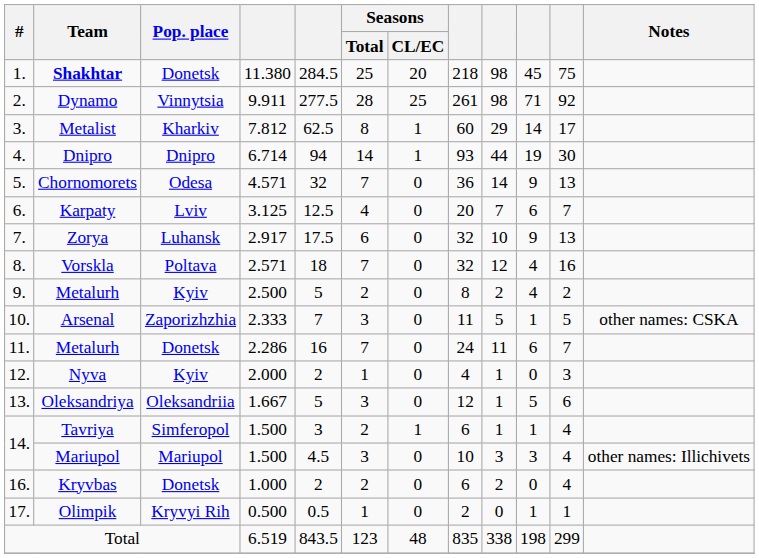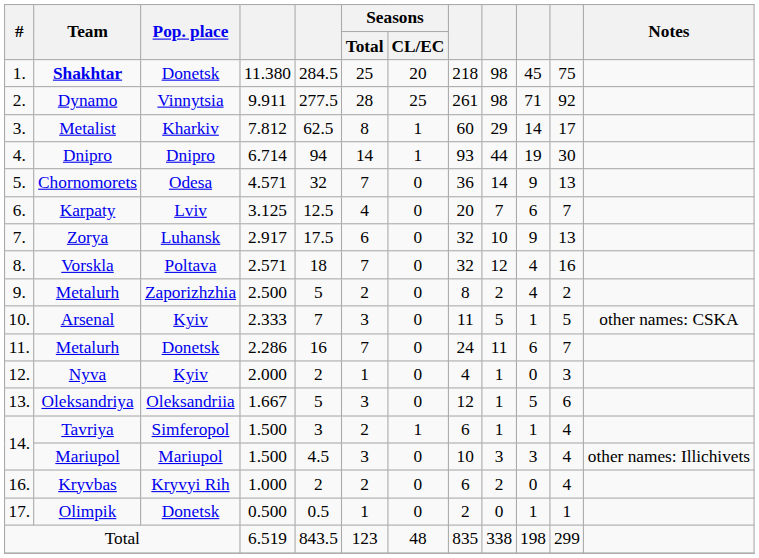(191, 292) Kyiv -> (191, 292) Zaporizhzhia
(191, 319) Zaporizhzhia -> (191, 319) Kyiv
(190, 484) Donetsk -> (190, 484) Kryvyi Rih
(190, 511) Kryvyi Rih -> (190, 511) Donetsk
